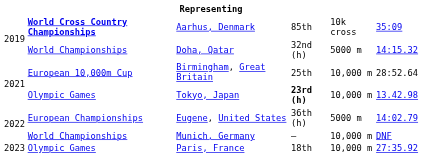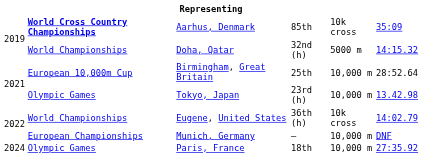(302, 95) bold -> (302, 95) normal
(85, 118) European Championships -> (77, 118) World Championships
(346, 118) 5000 m -> (343, 118) 10k cross
(77, 136) World Championships -> (85, 136) European Championships
(14, 148) 2023 -> (14, 148) 2024
